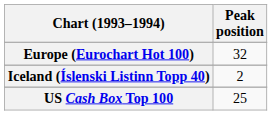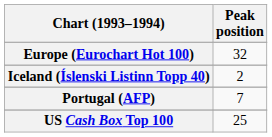+ row: (109, 98)
